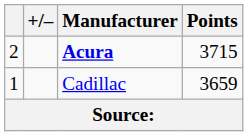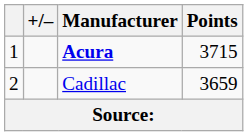(14, 52) 2 -> (14, 52) 1
(14, 83) 1 -> (14, 83) 2
